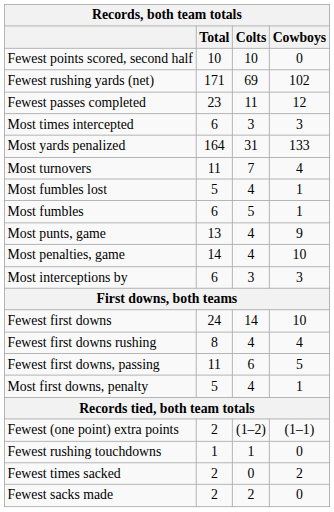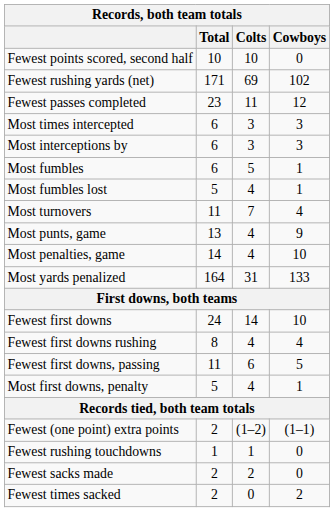rows swapped: (68, 277) <-> (66, 146)
rows swapped: (46, 211) <-> (49, 168)
rows swapped: (64, 473) <-> (60, 495)
